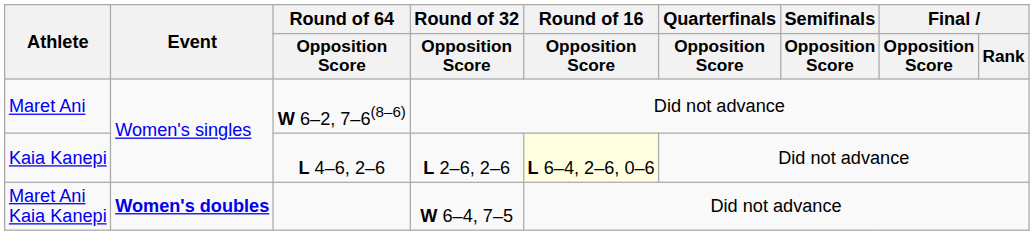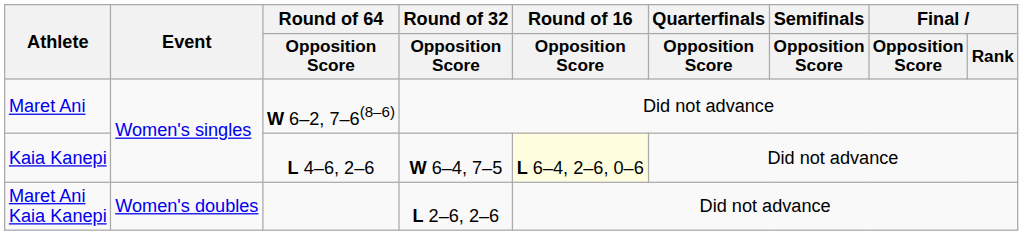(467, 168) L 2–6, 2–6 -> (456, 168) W 6–4, 7–5
(192, 206) bold -> (187, 206) normal
(467, 217) W 6–4, 7–5 -> (456, 217) L 2–6, 2–6
